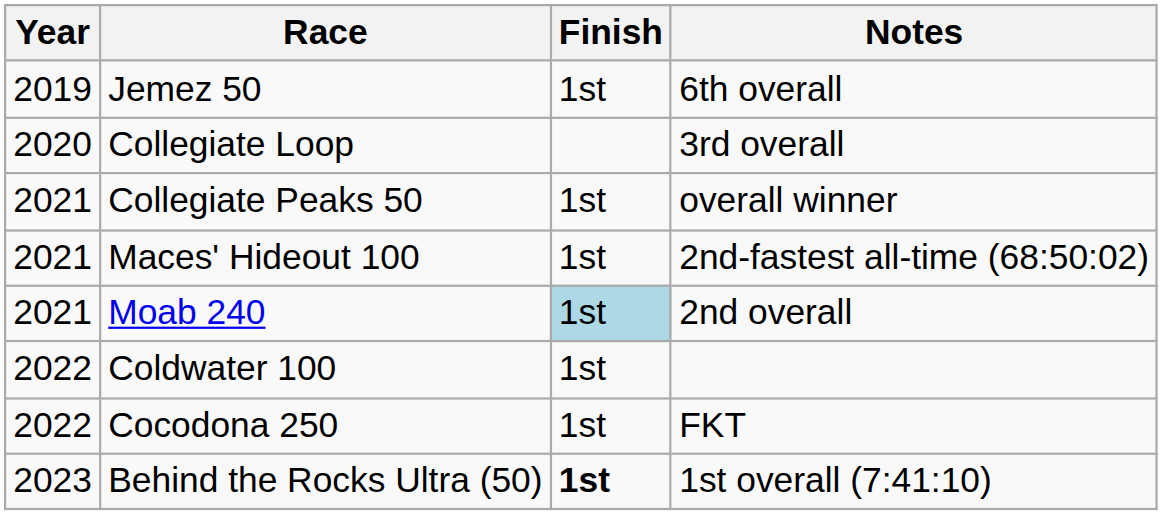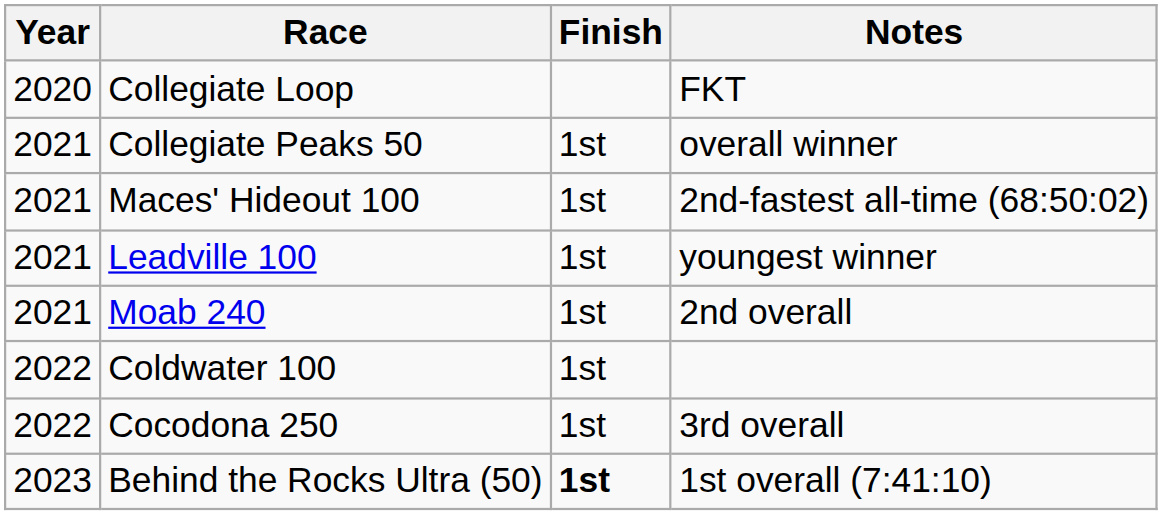- row: (185, 88)
(762, 144) 3rd overall -> (713, 88) FKT
+ row: (212, 256)
(582, 312) lightblue background -> (582, 312) no background
(713, 425) FKT -> (762, 425) 3rd overall
